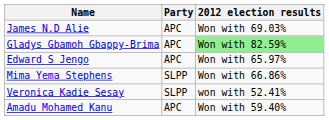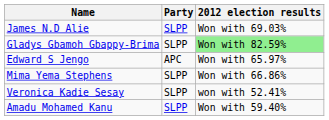(173, 28) APC -> (176, 28) SLPP
(173, 44) APC -> (176, 44) SLPP
(173, 108) APC -> (176, 108) SLPP
